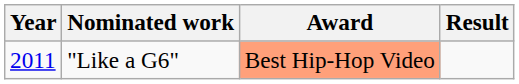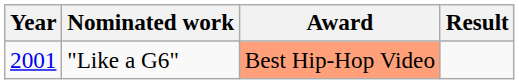(33, 59) 2011 -> (33, 59) 2001
